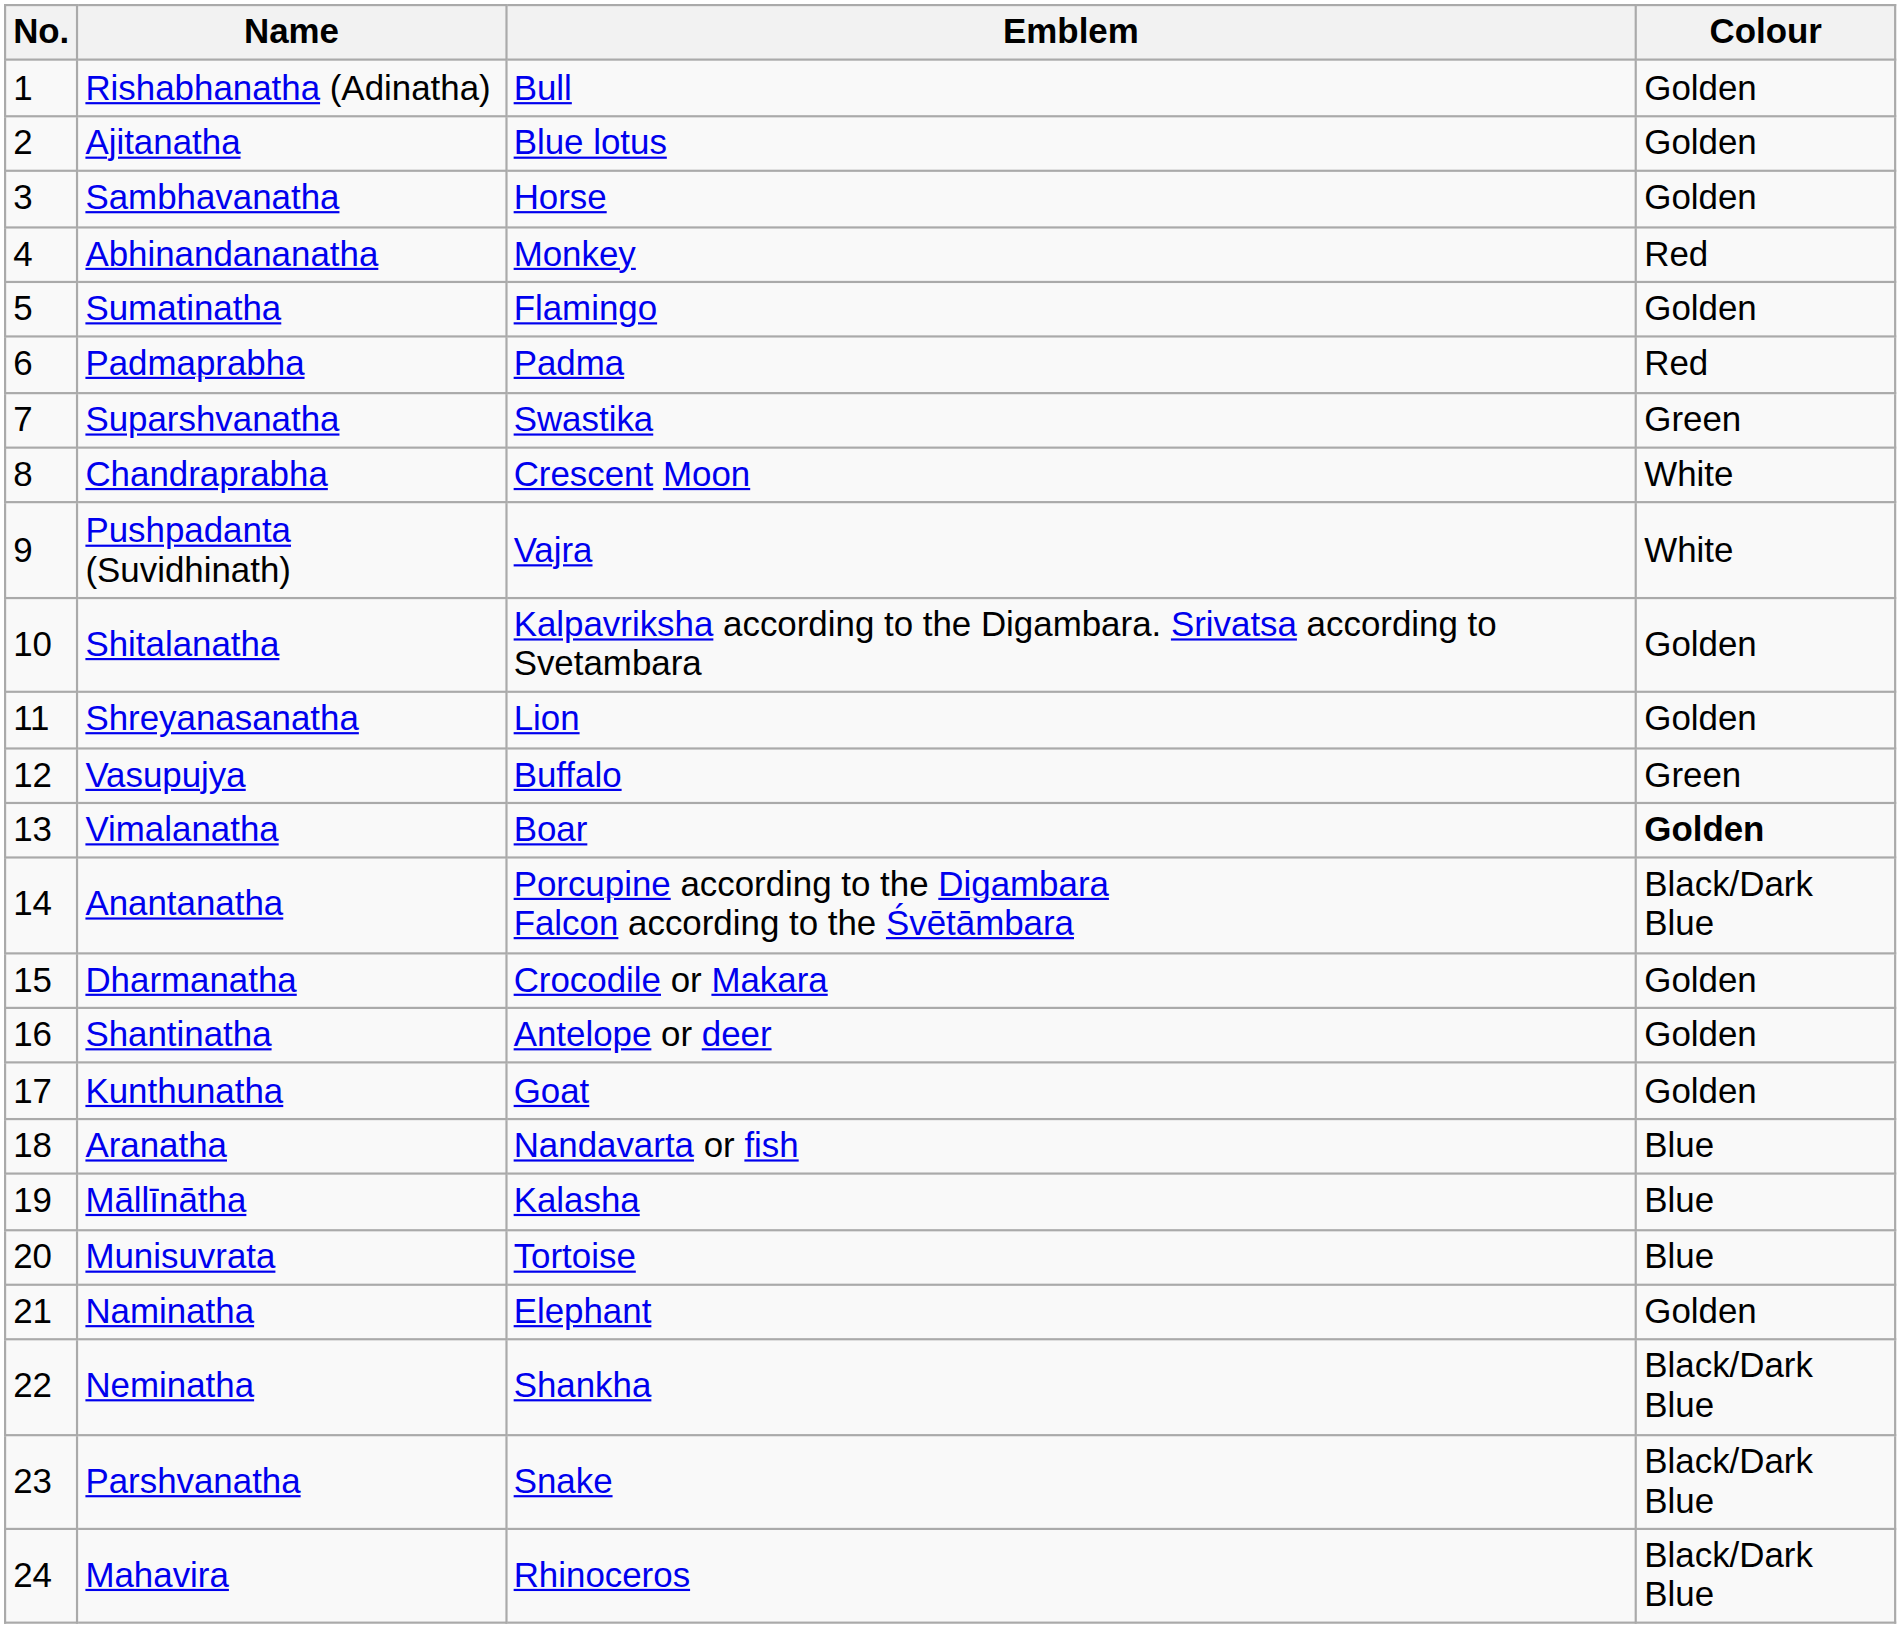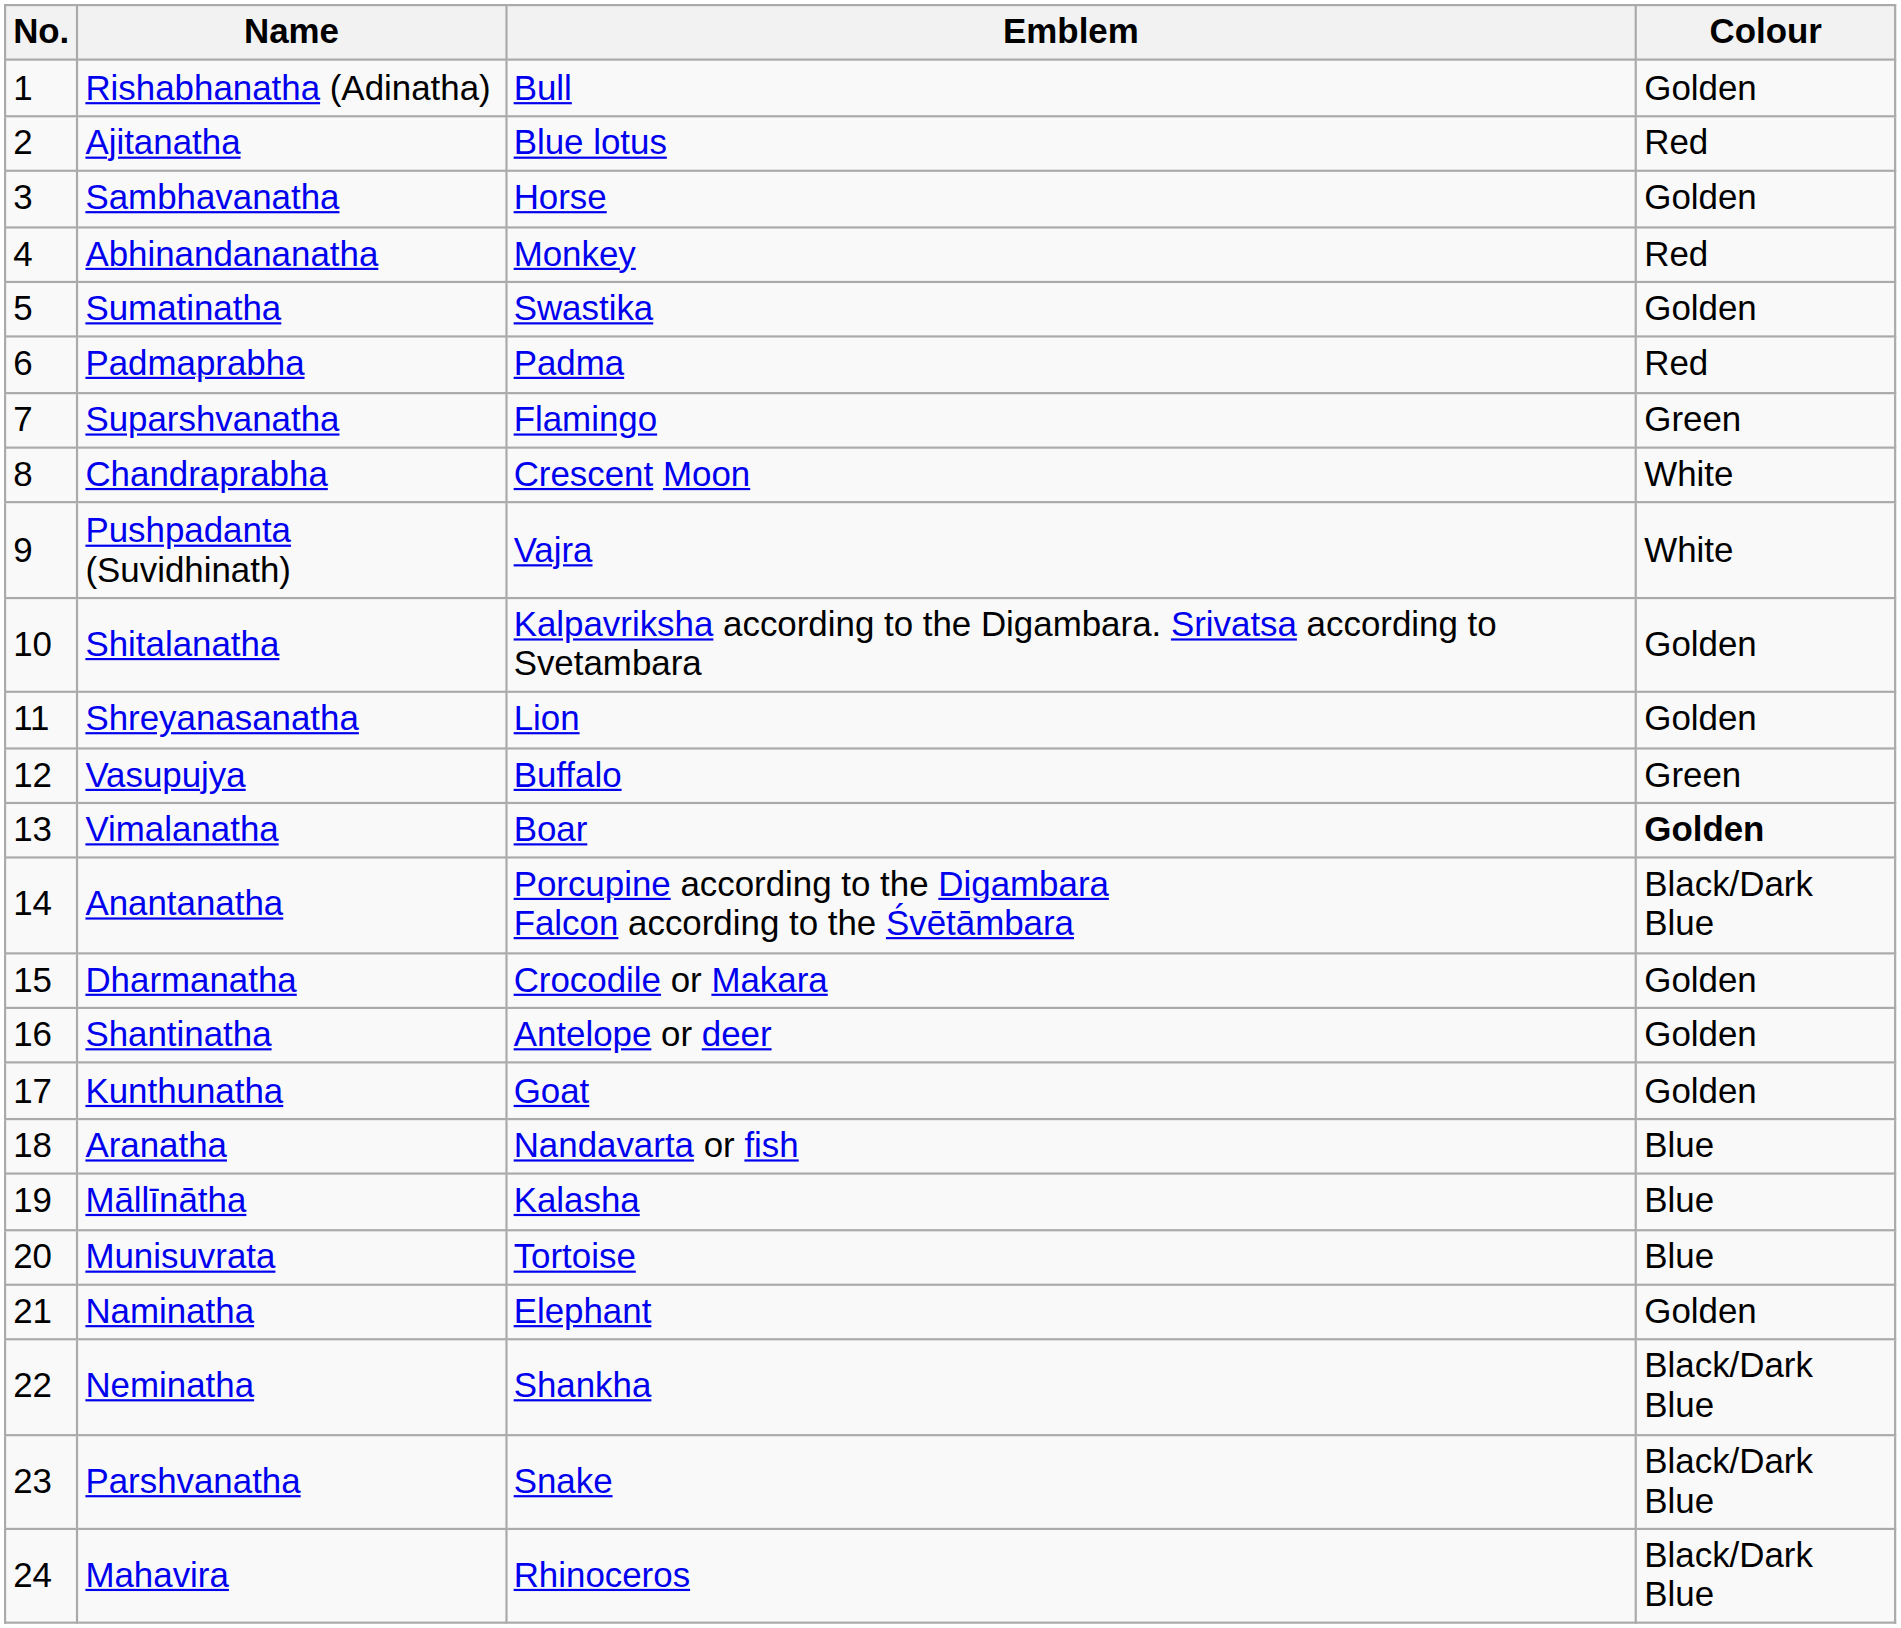(1701, 142) Golden -> (1676, 142) Red
(585, 308) Flamingo -> (583, 308) Swastika
(583, 419) Swastika -> (585, 419) Flamingo
